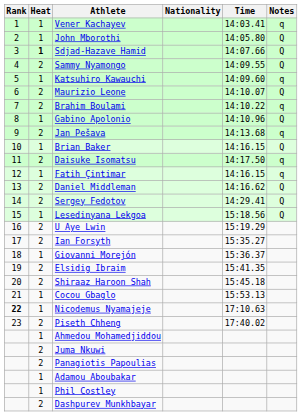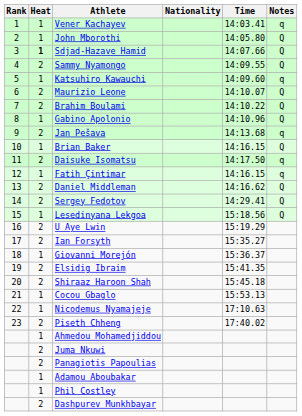(282, 106) q -> (282, 106) Q
(16, 310) bold -> (16, 310) normal
